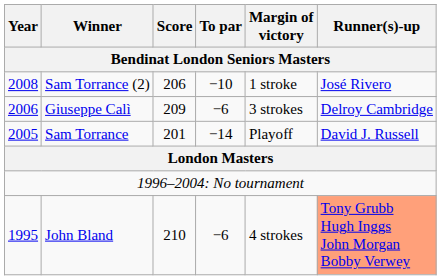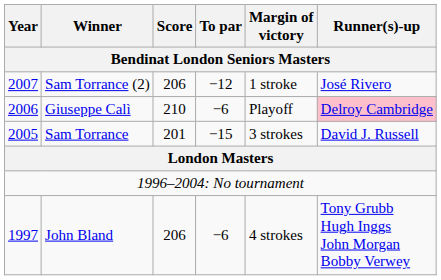(23, 84) 2008 -> (23, 84) 2007
(221, 84) −10 -> (221, 84) −12
(175, 109) 209 -> (175, 109) 210
(276, 109) 3 strokes -> (271, 109) Playoff
(377, 109) no background -> (377, 109) pink background
(221, 134) −14 -> (221, 134) −15
(271, 134) Playoff -> (276, 134) 3 strokes
(23, 235) 1995 -> (23, 235) 1997
(175, 235) 210 -> (175, 235) 206
(365, 235) lightsalmon background -> (365, 235) no background
